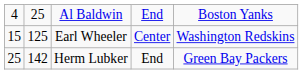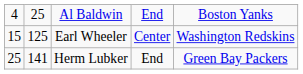(38, 58) 142 -> (38, 58) 141
